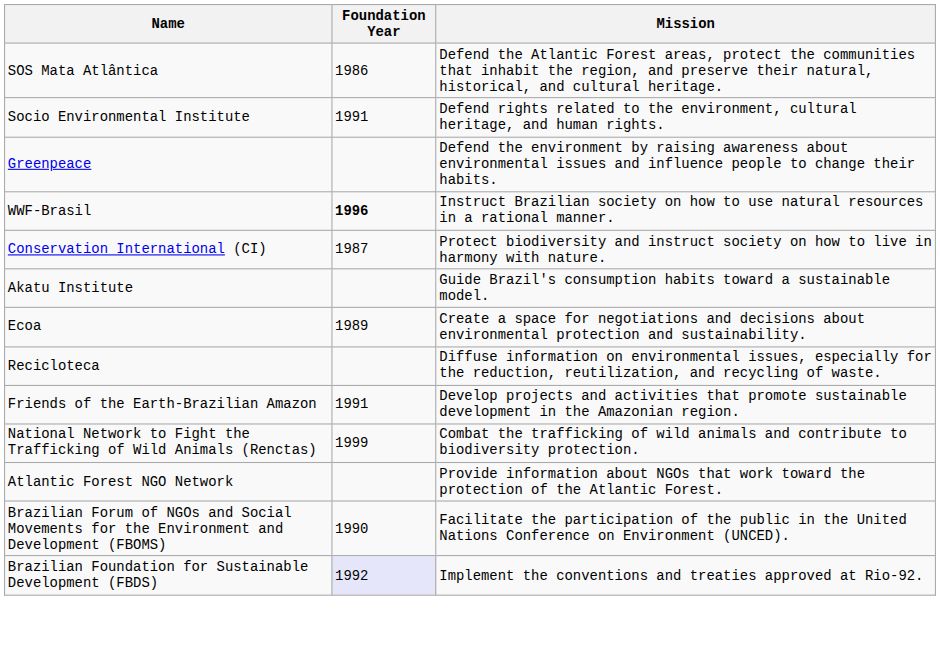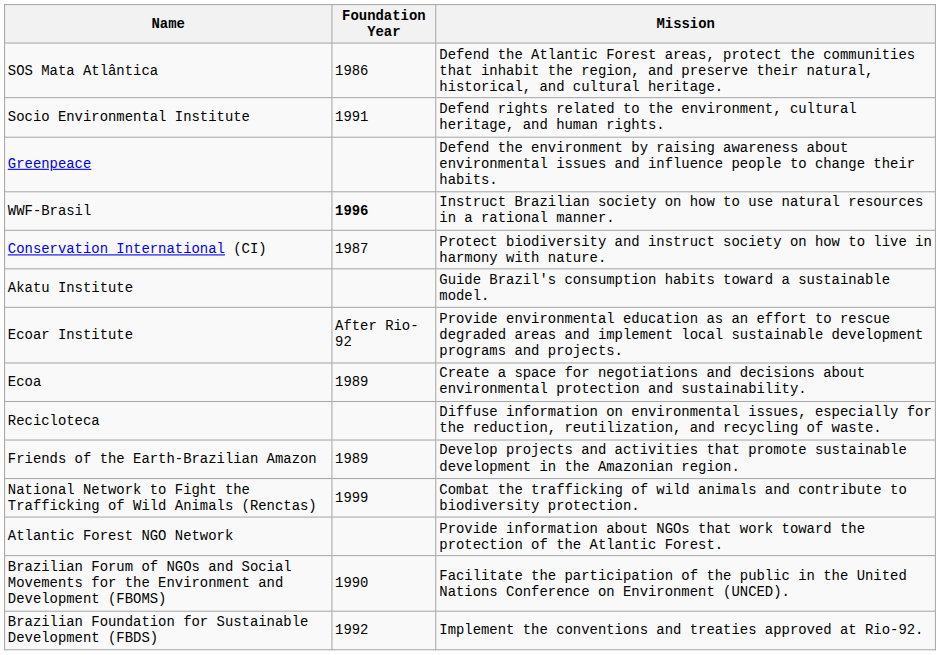+ row: (70, 335)
(352, 404) 1991 -> (352, 459) 1989
(352, 575) lavender background -> (352, 630) no background
